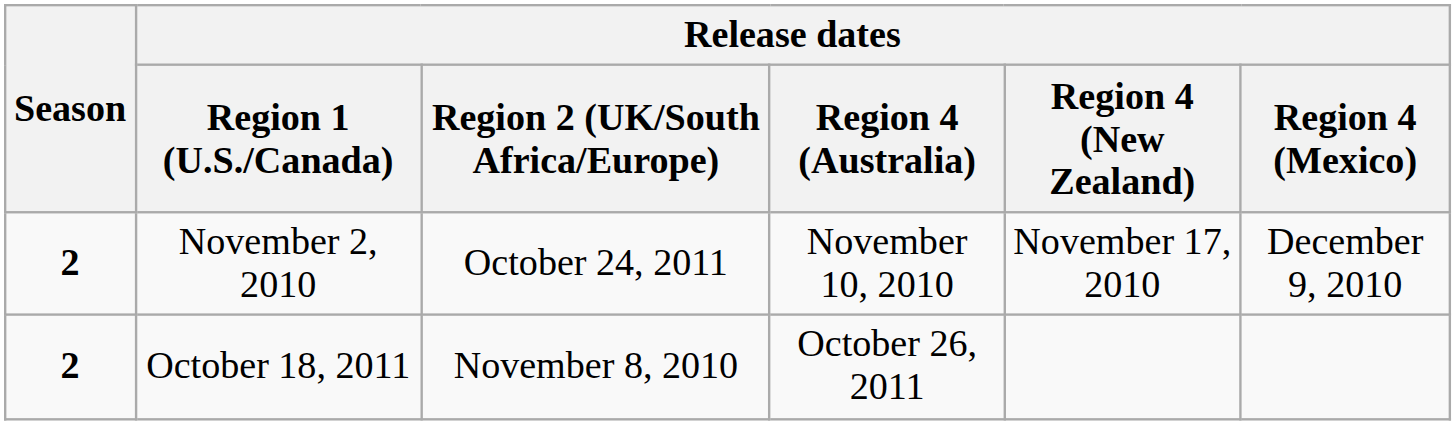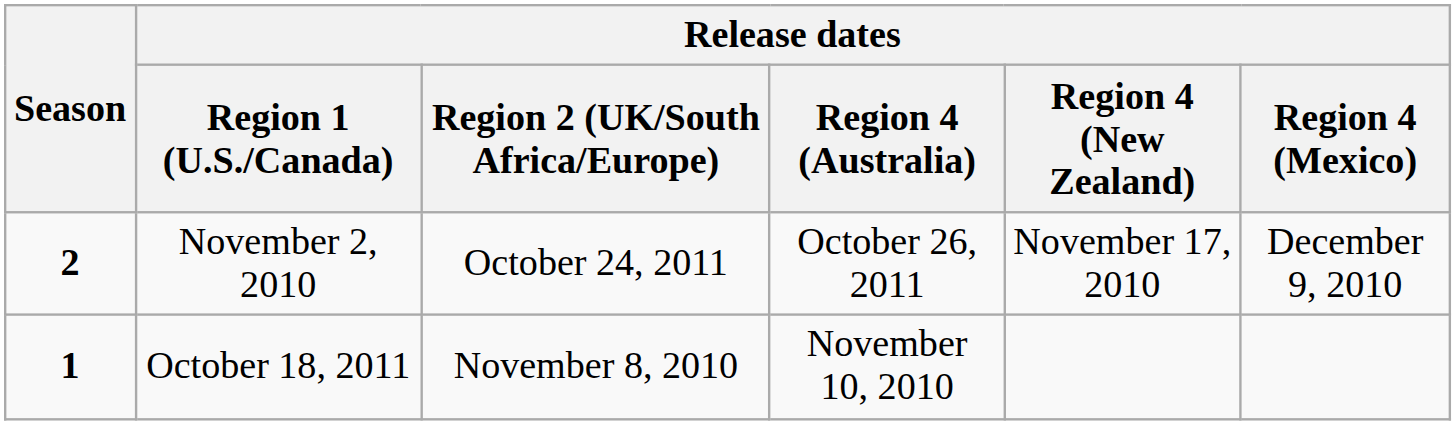(887, 262) November 10, 2010 -> (887, 262) October 26, 2011
(70, 365) 2 -> (70, 365) 1
(887, 365) October 26, 2011 -> (887, 365) November 10, 2010
